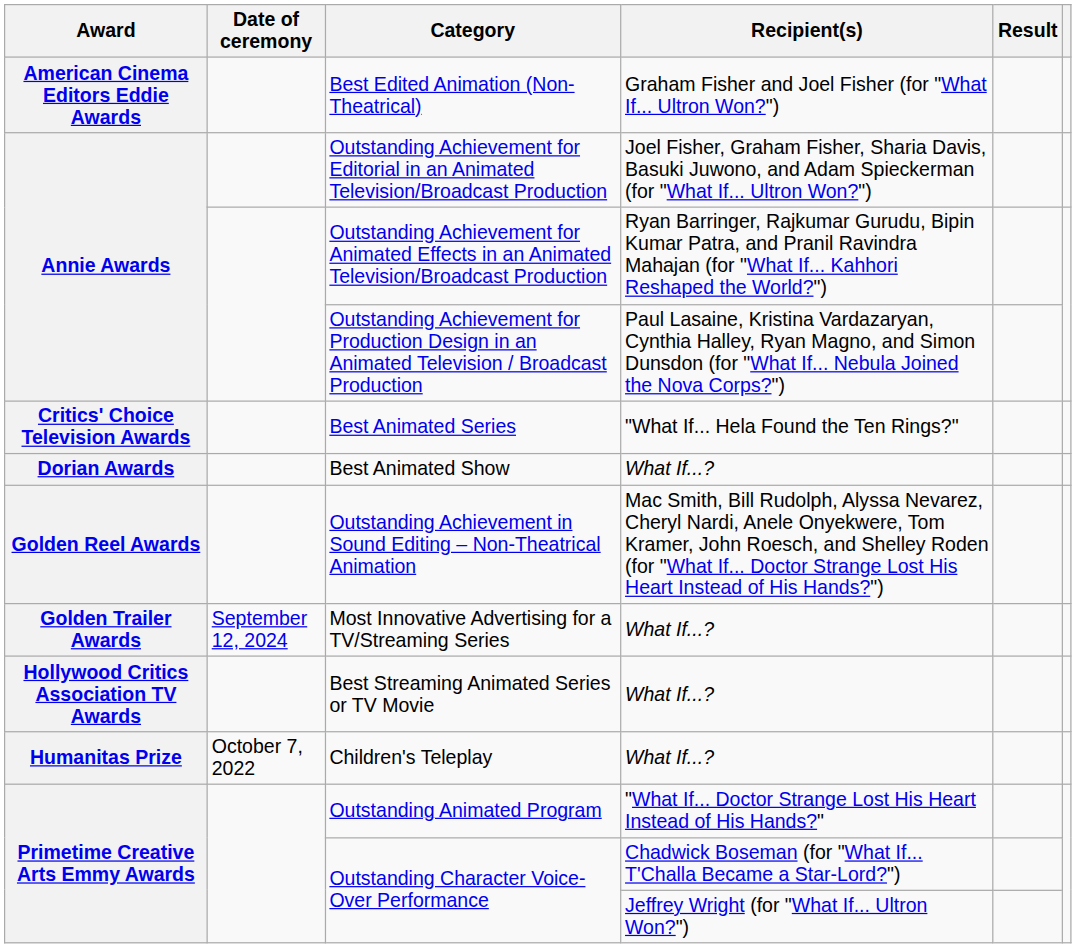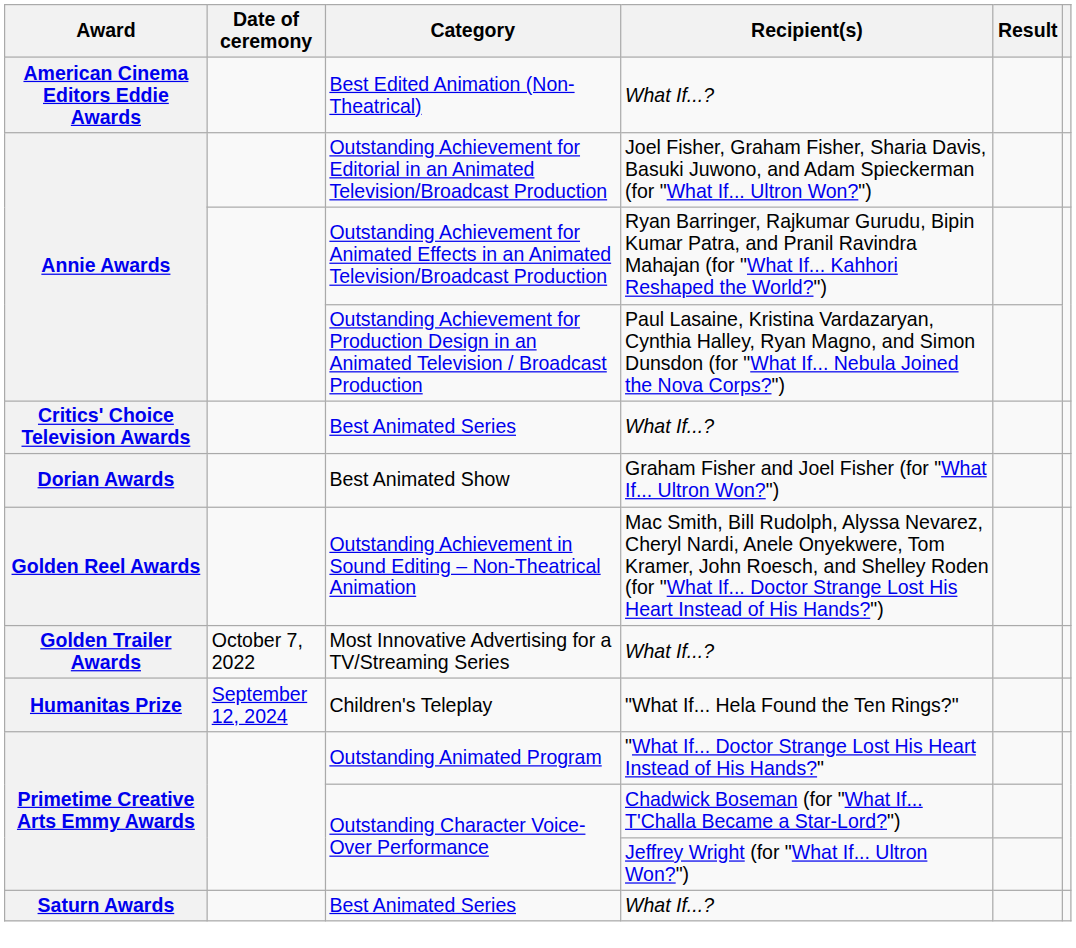(806, 94) Graham Fisher and Joel Fisher (for "What If... Ultron Won?") -> (670, 94) What If...?
(792, 427) "What If... Hela Found the Ten Rings?" -> (670, 427) What If...?
(670, 469) What If...? -> (806, 480) Graham Fisher and Joel Fisher (for "What If... Ultron Won?")
(259, 629) September 12, 2024 -> (257, 651) October 7, 2022
- row: (106, 693)
(257, 757) October 7, 2022 -> (259, 704) September 12, 2024
(670, 757) What If...? -> (792, 704) "What If... Hela Found the Ten Rings?"
+ row: (106, 905)
